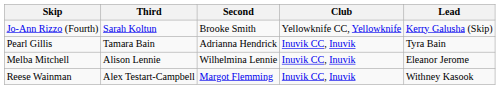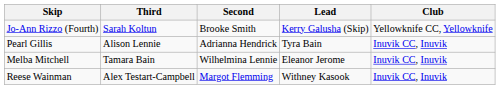columns swapped: (449, 12) <-> (342, 12)
(129, 44) Tamara Bain -> (132, 44) Alison Lennie
(132, 60) Alison Lennie -> (129, 60) Tamara Bain
